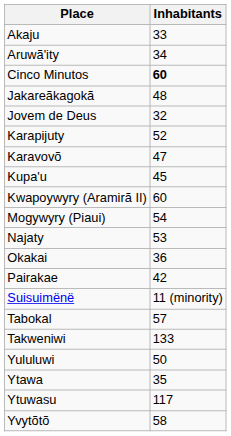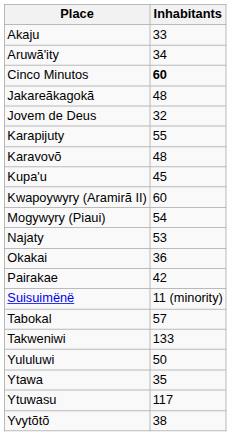(160, 136) 52 -> (160, 136) 55
(160, 156) 47 -> (160, 156) 48
(160, 420) 58 -> (160, 420) 38
